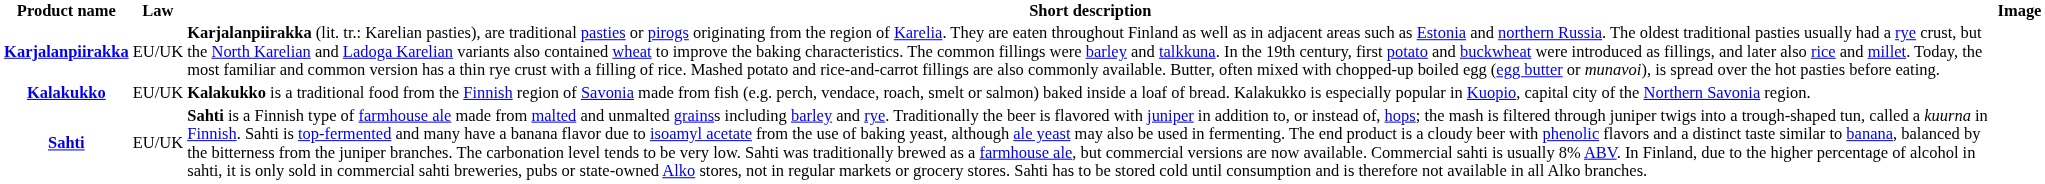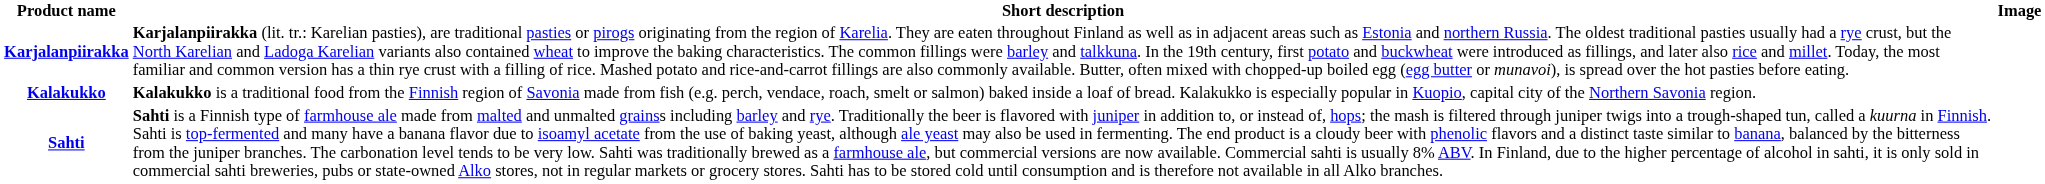- column: (158, 10)
